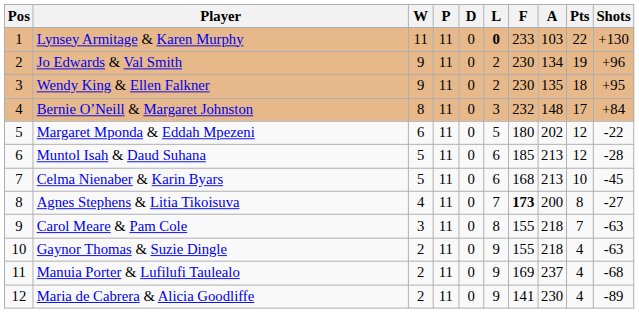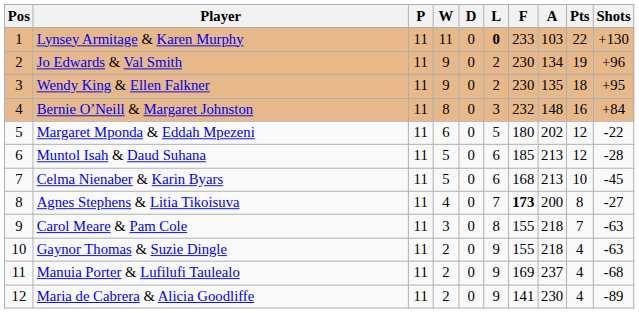columns swapped: (446, 16) <-> (421, 16)
(580, 109) 17 -> (580, 109) 16
